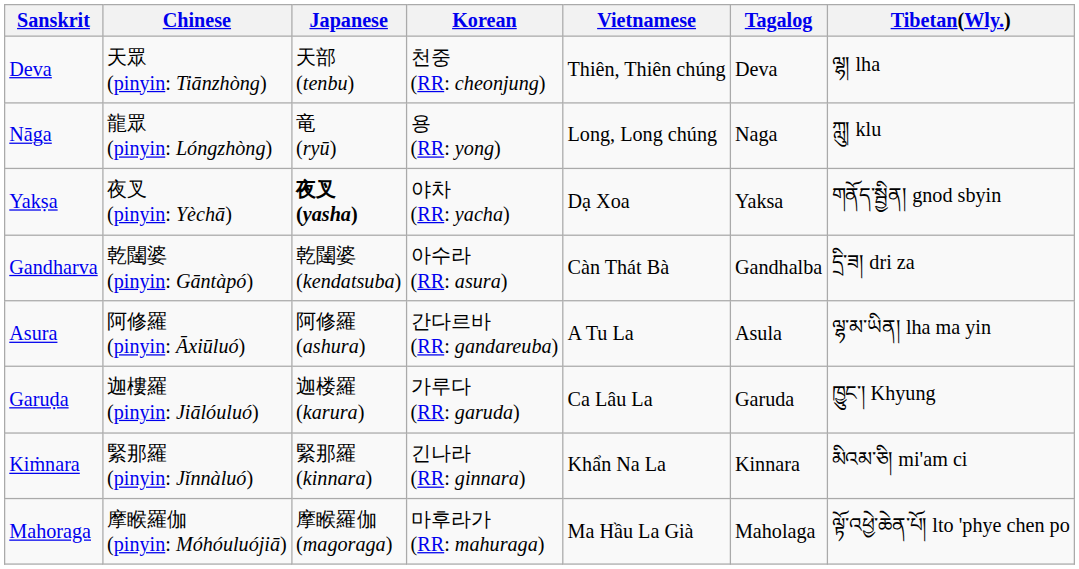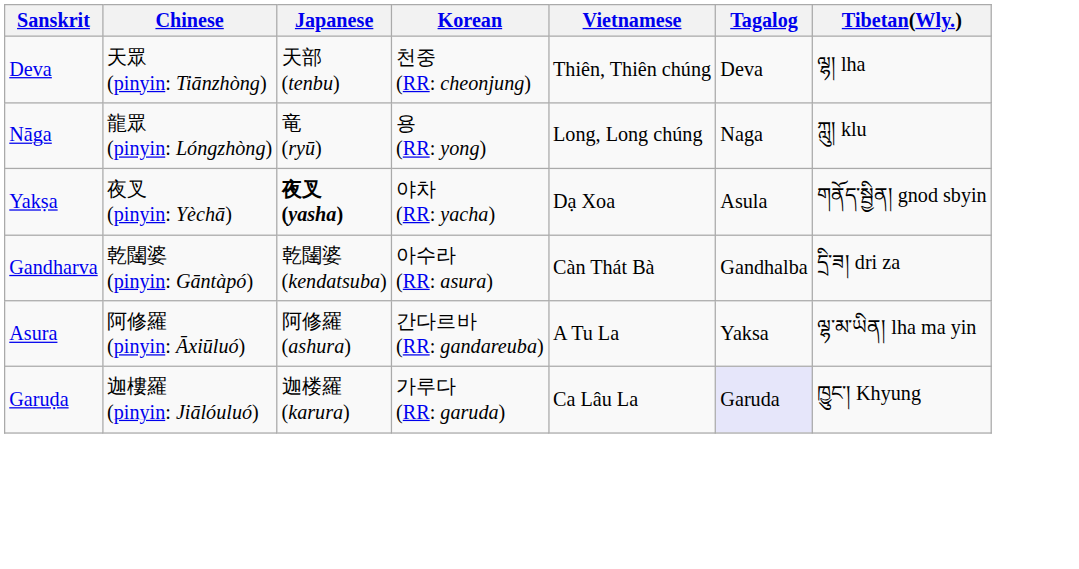(759, 201) Yaksa -> (744, 201) Asula
(758, 333) Asula -> (745, 333) Yaksa
(765, 399) no background -> (750, 399) lavender background
- row: (45, 465)
- row: (50, 531)
